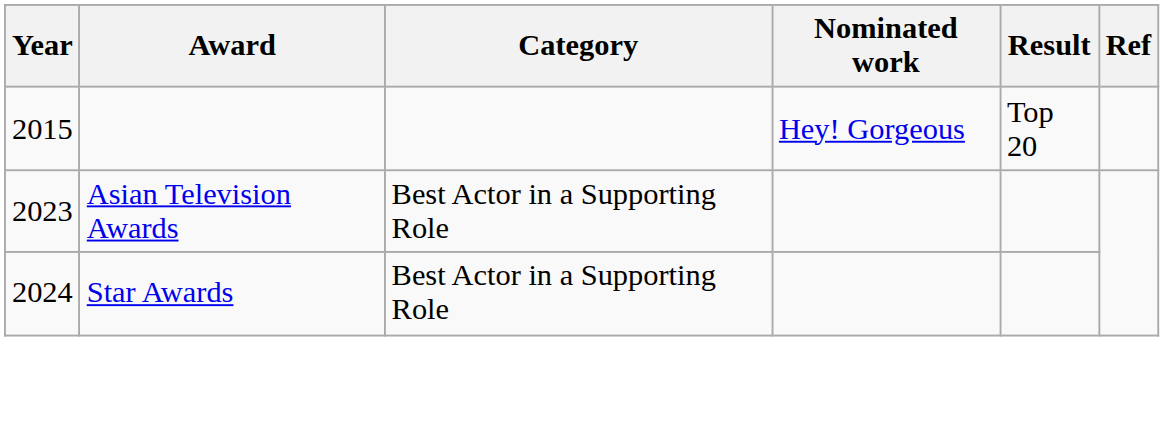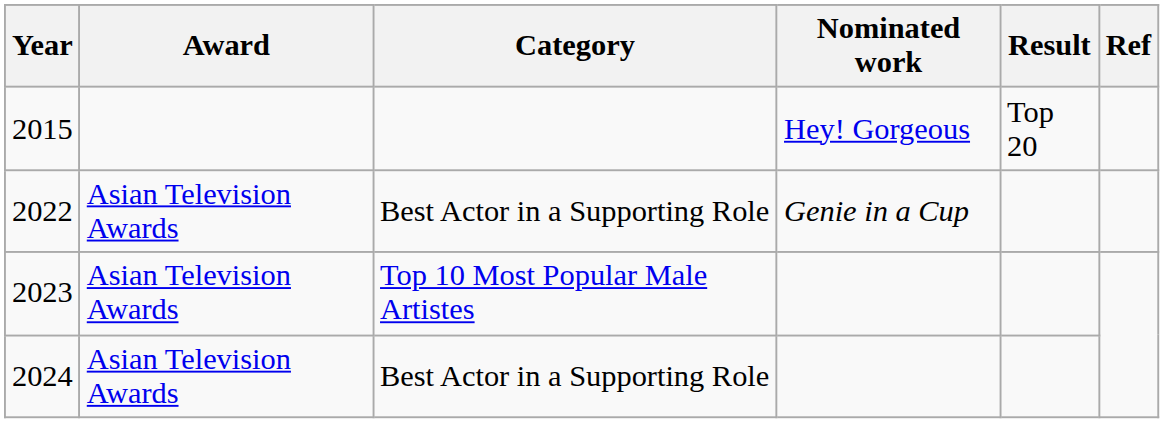+ row: (42, 210)
(554, 210) Best Actor in a Supporting Role -> (544, 292) Top 10 Most Popular Male Artistes
(160, 292) Star Awards -> (189, 375) Asian Television Awards
